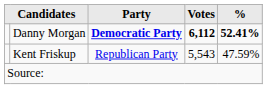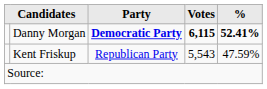(202, 33) 6,112 -> (202, 33) 6,115
